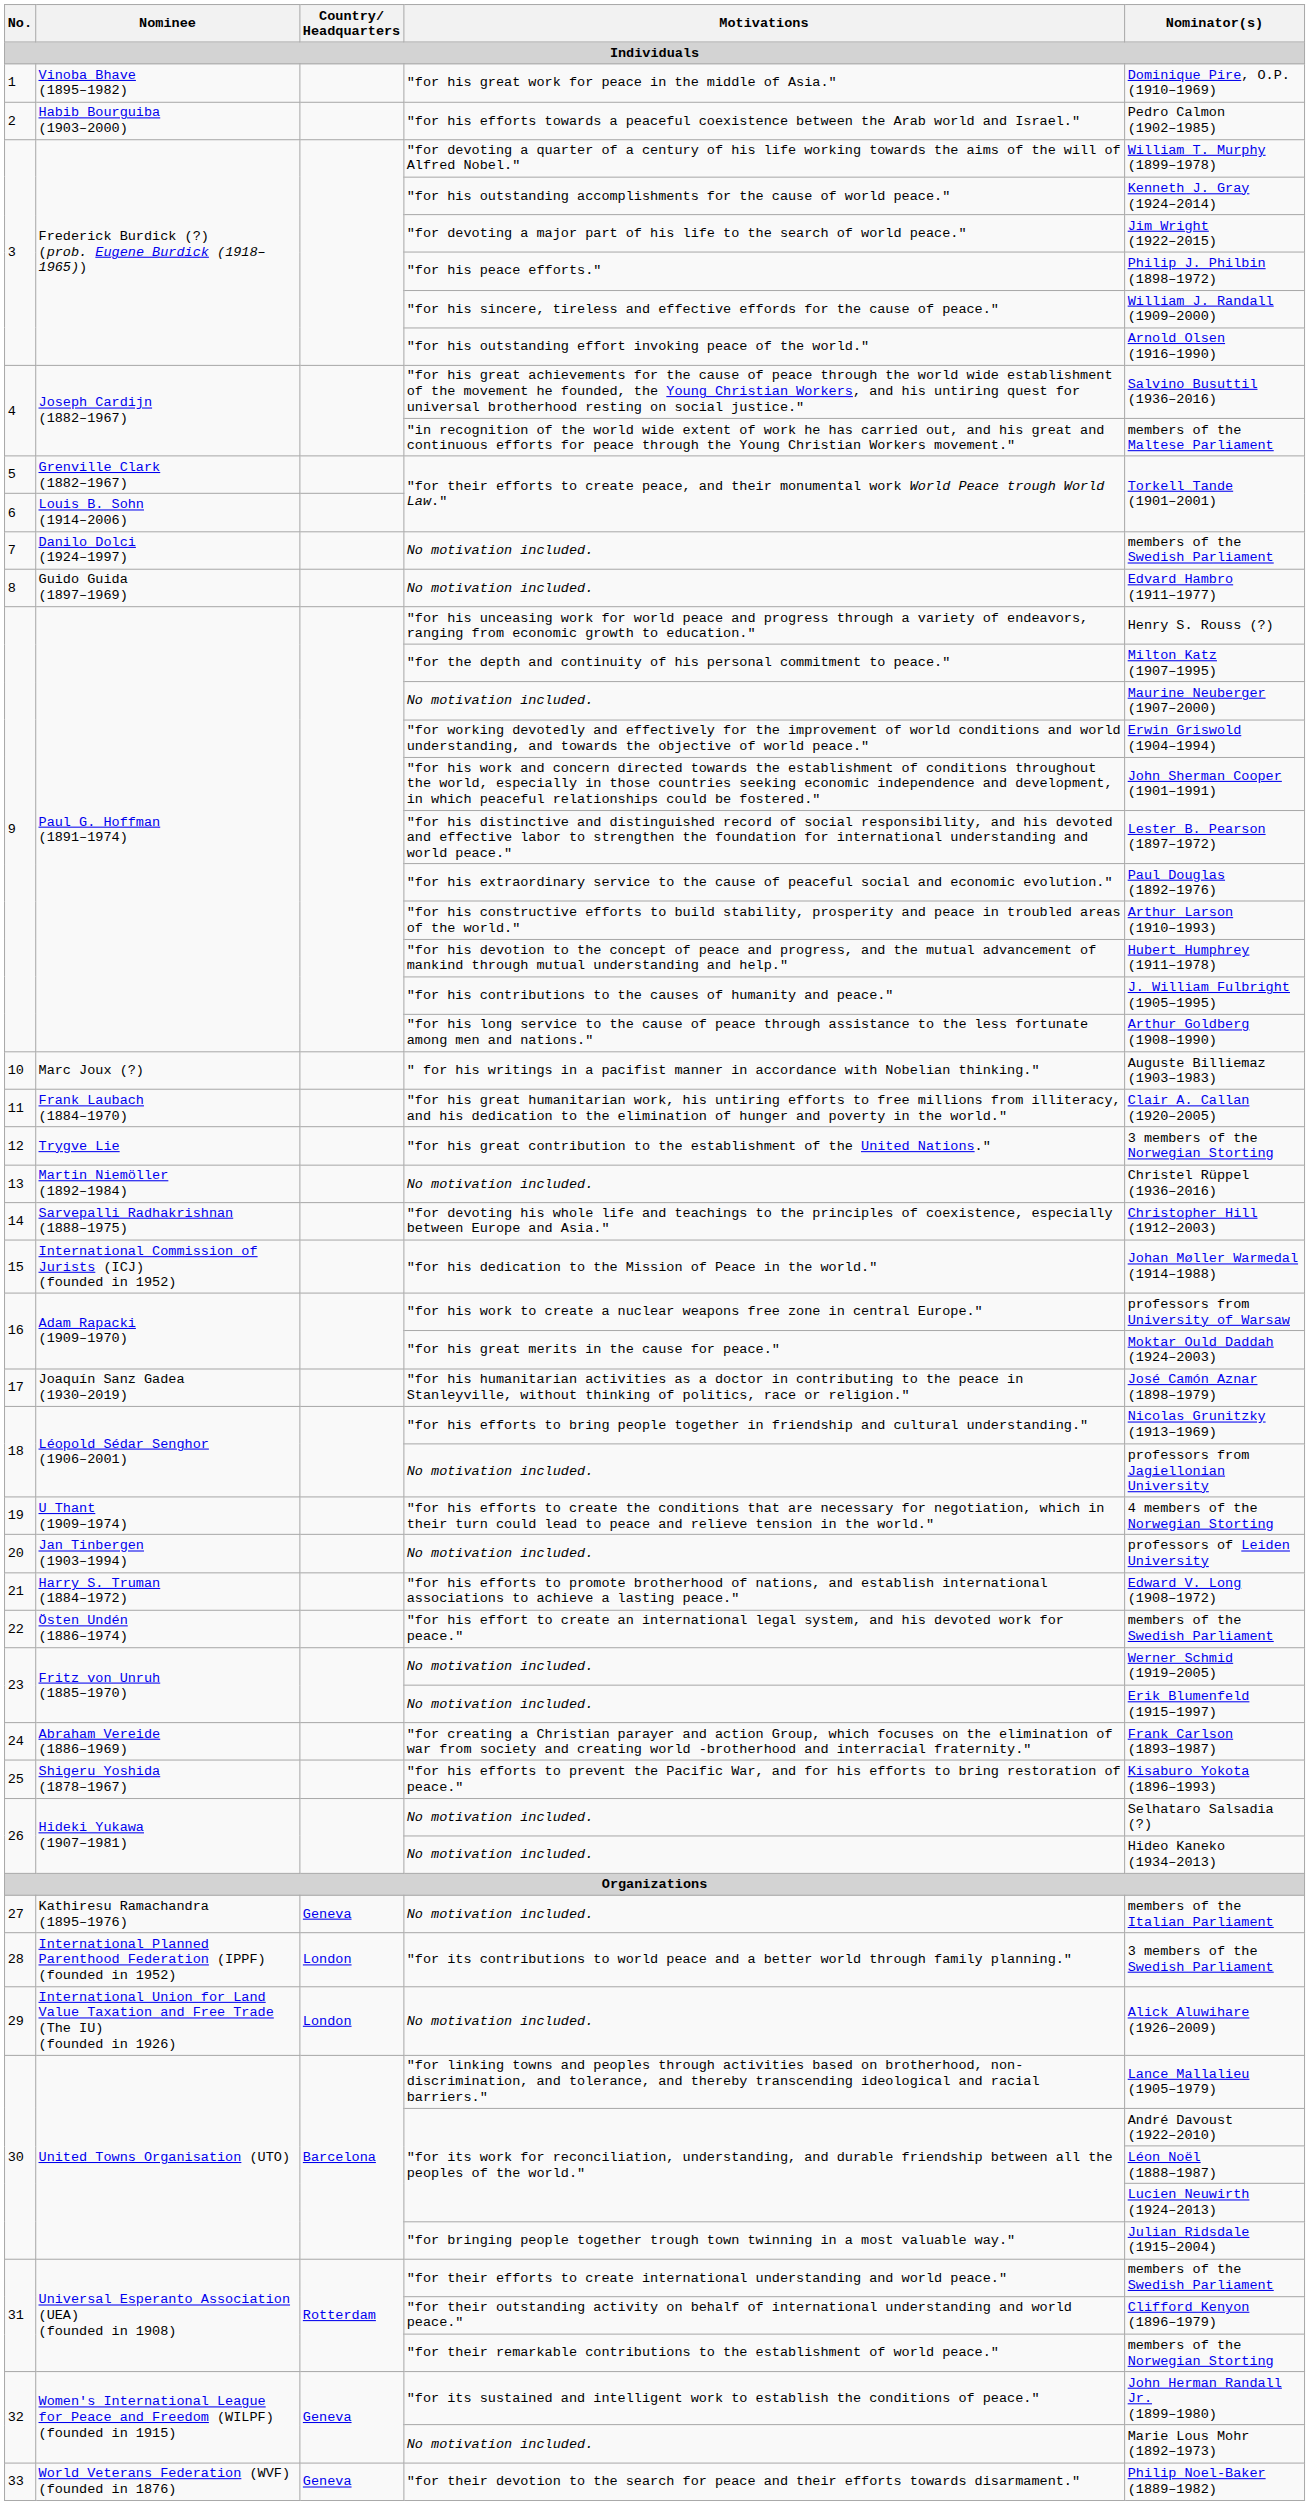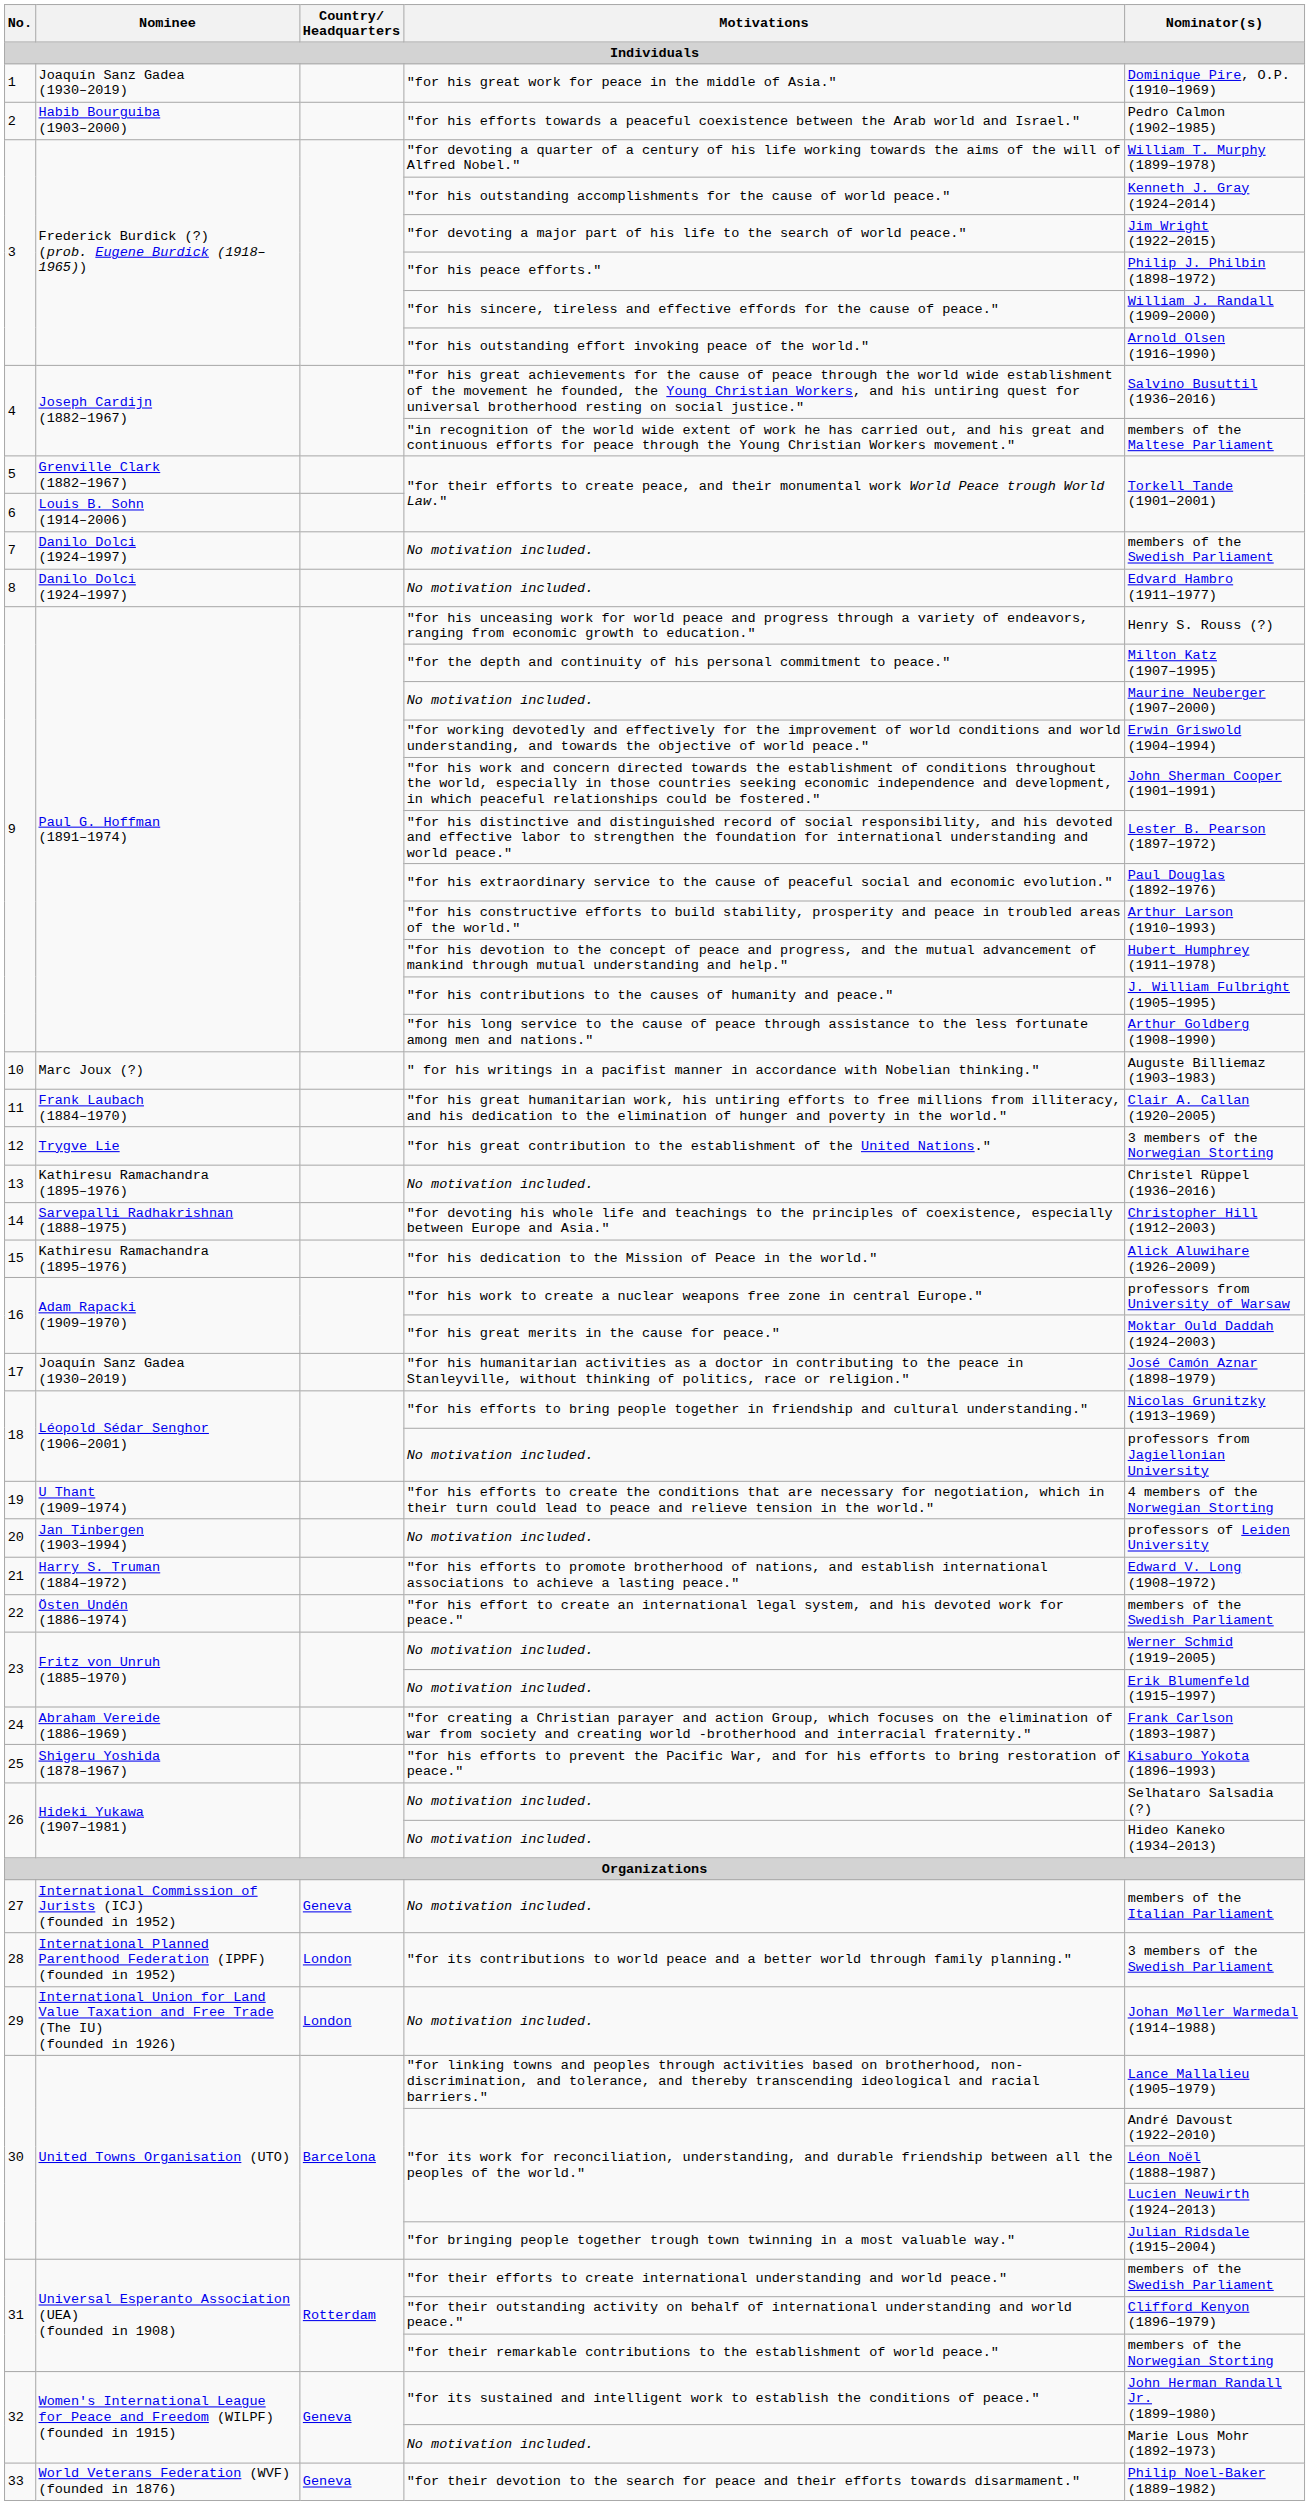(87, 83) Vinoba Bhave (1895–1982) -> (112, 83) Joaquín Sanz Gadea (1930–2019)
(83, 588) Guido Guida (1897–1969) -> (87, 588) Danilo Dolci (1924–1997)
(103, 1184) Martin Niemöller (1892–1984) -> (124, 1184) Kathiresu Ramachandra (1895–1976)
(148, 1267) International Commission of Jurists (ICJ) (founded in 1952) -> (124, 1259) Kathiresu Ramachandra (1895–1976)
(1213, 1267) Johan Møller Warmedal (1914–1988) -> (1189, 1259) Alick Aluwihare (1926–2009)
(124, 1914) Kathiresu Ramachandra (1895–1976) -> (148, 1906) International Commission of Jurists (ICJ) (founded in 1952)
(1189, 2021) Alick Aluwihare (1926–2009) -> (1213, 2021) Johan Møller Warmedal (1914–1988)
